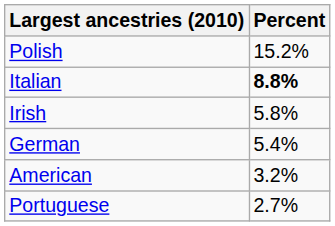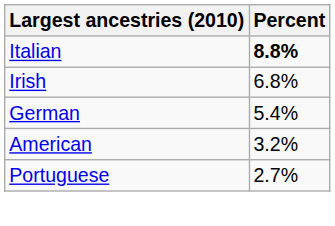- row: (36, 51)
(276, 113) 5.8% -> (276, 82) 6.8%
